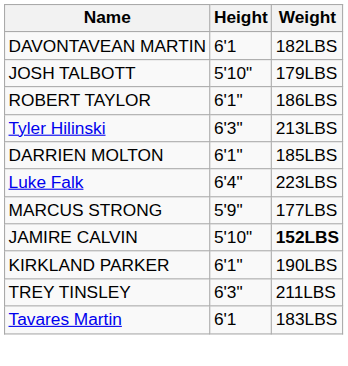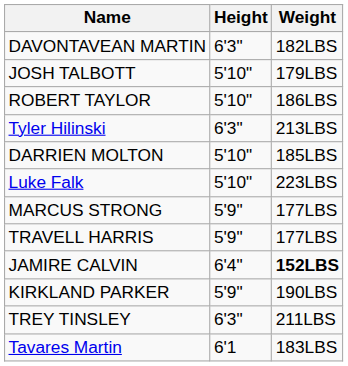(225, 45) 6'1 -> (228, 45) 6'3"
(228, 100) 6'1" -> (233, 100) 5'10"
(228, 155) 6'1" -> (233, 155) 5'10"
(228, 182) 6'4" -> (233, 182) 5'10"
+ row: (81, 237)
(233, 237) 5'10" -> (228, 264) 6'4"
(228, 264) 6'1" -> (228, 292) 5'9"
